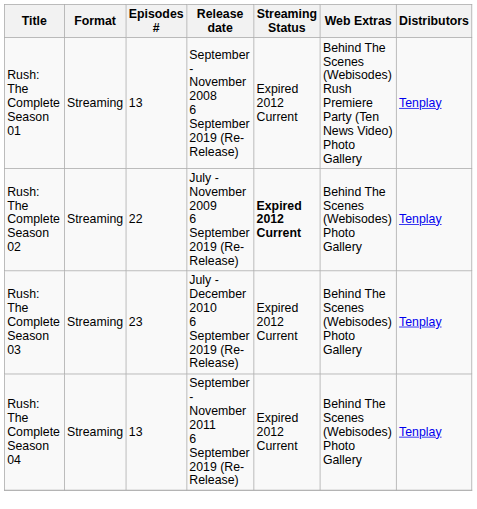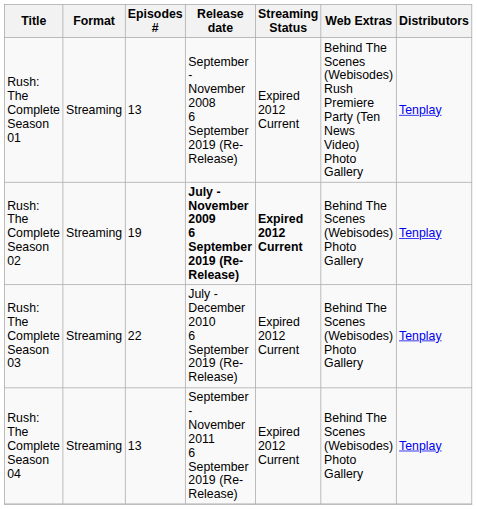(136, 219) 22 -> (135, 233) 19
(219, 219) normal -> (220, 233) bold
(136, 322) 23 -> (135, 336) 22
